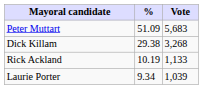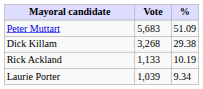columns swapped: (180, 12) <-> (149, 12)
